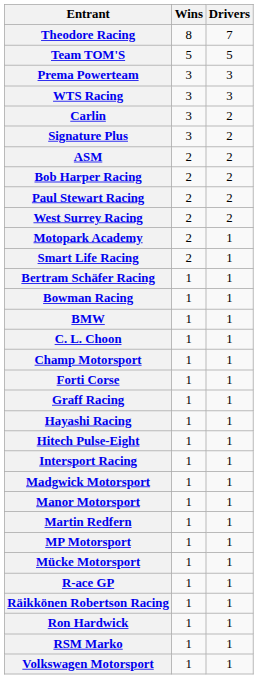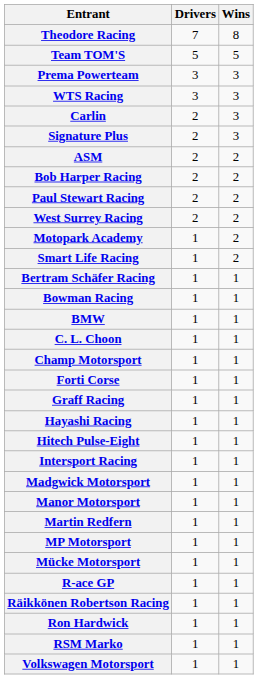columns swapped: (189, 14) <-> (229, 14)
